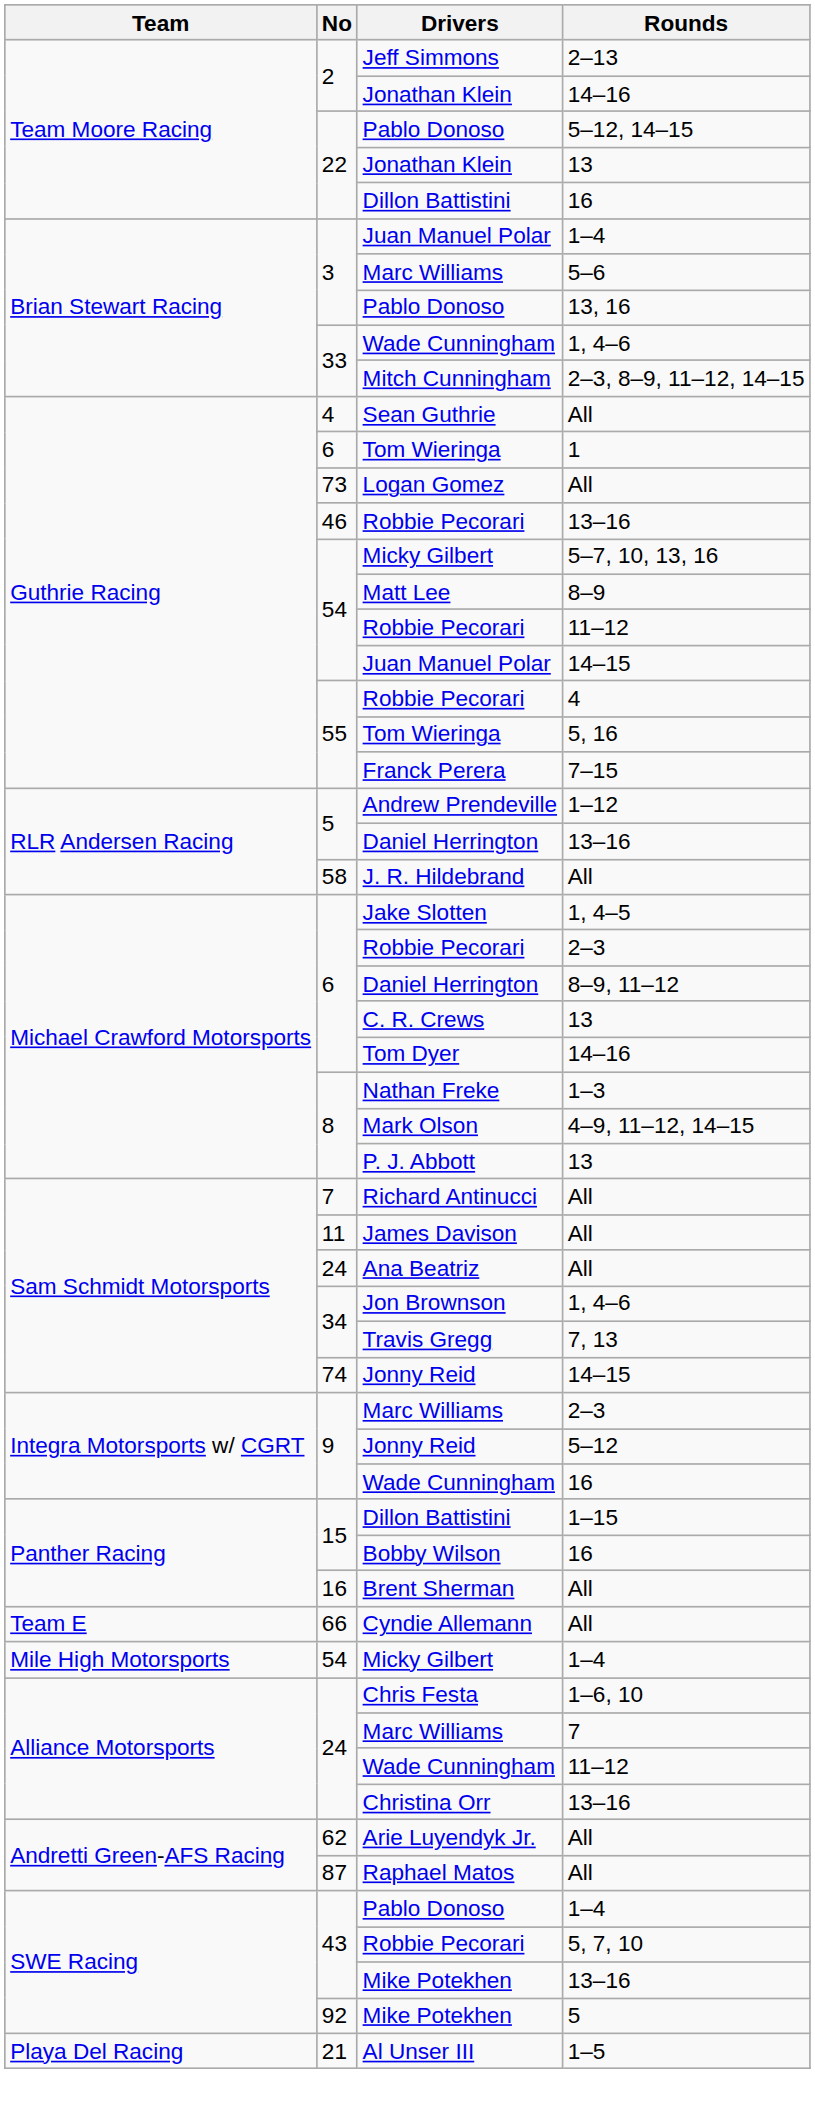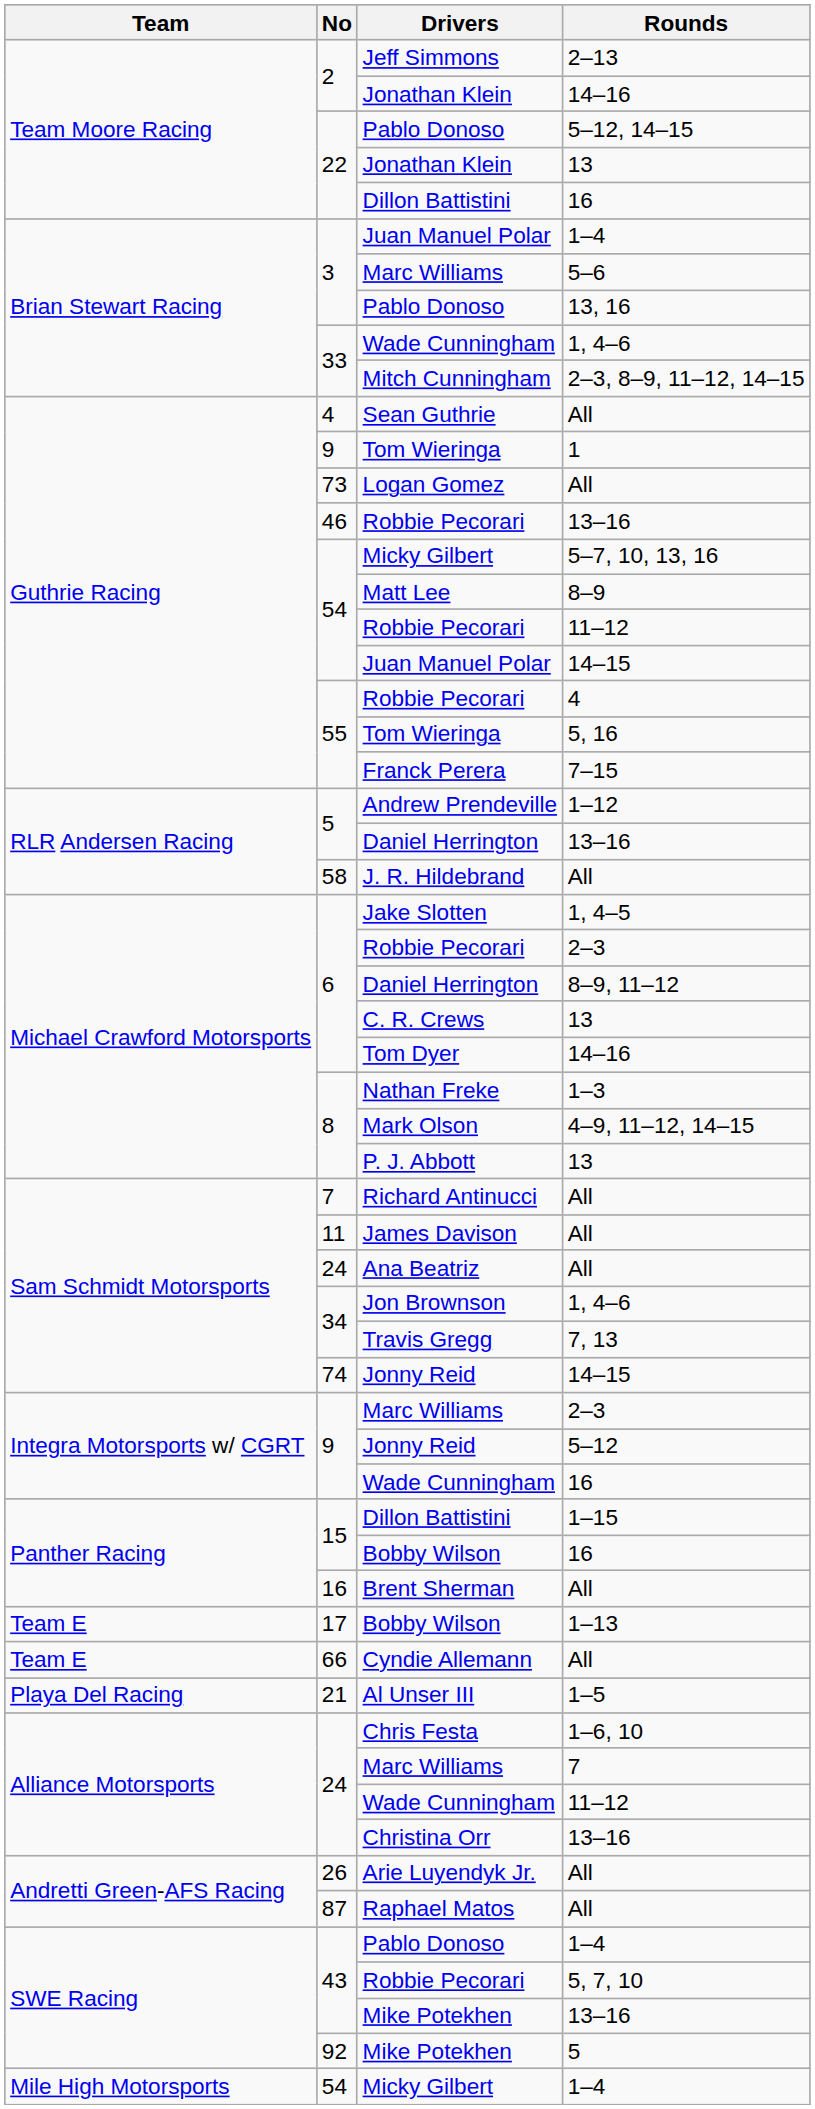(328, 449) 6 -> (328, 449) 9
+ row: (432, 1624)
rows swapped: (418, 2051) <-> (428, 1659)
(334, 1837) 62 -> (334, 1873) 26
